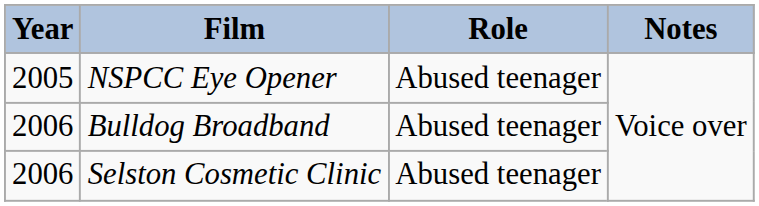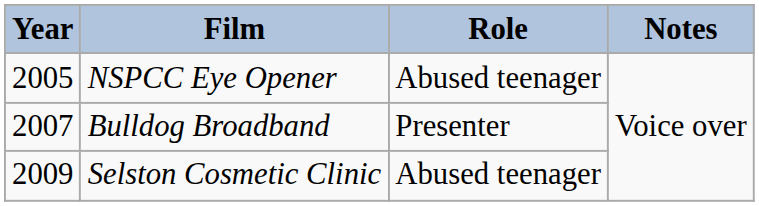(43, 126) 2006 -> (43, 126) 2007
(498, 126) Abused teenager -> (452, 126) Presenter
(43, 175) 2006 -> (43, 175) 2009
